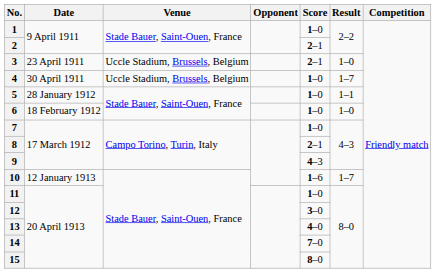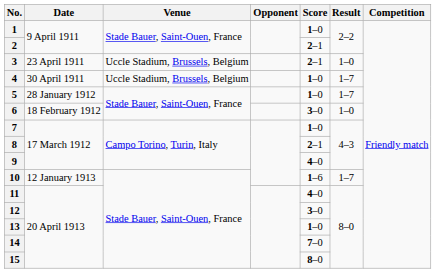(346, 95) 1–1 -> (346, 95) 1–7
(315, 111) 1–0 -> (315, 111) 3–0
(315, 161) 4–3 -> (315, 161) 4–0
(315, 194) 1–0 -> (315, 194) 4–0
(315, 227) 4–0 -> (315, 227) 1–0
